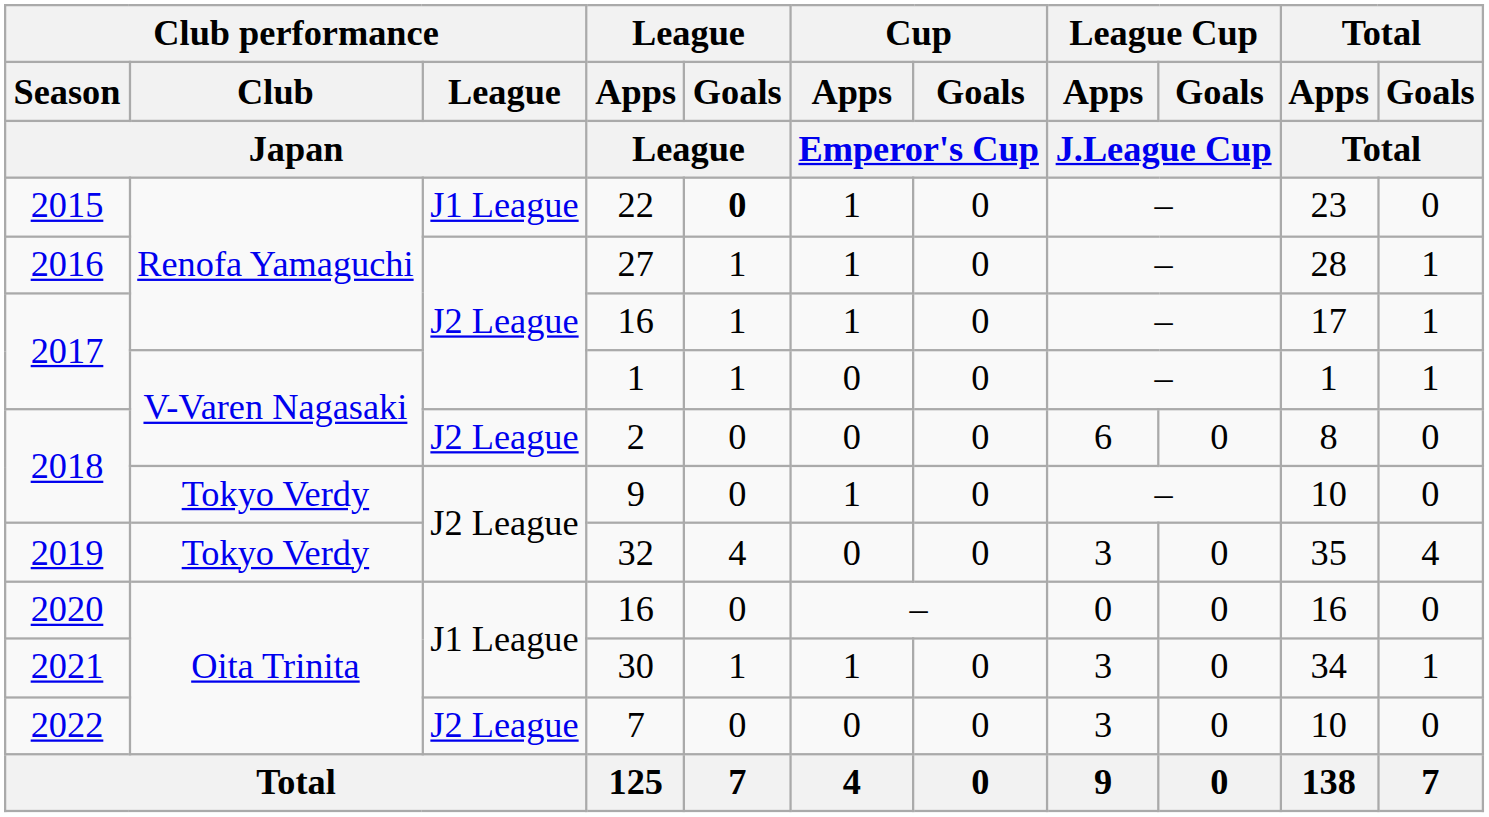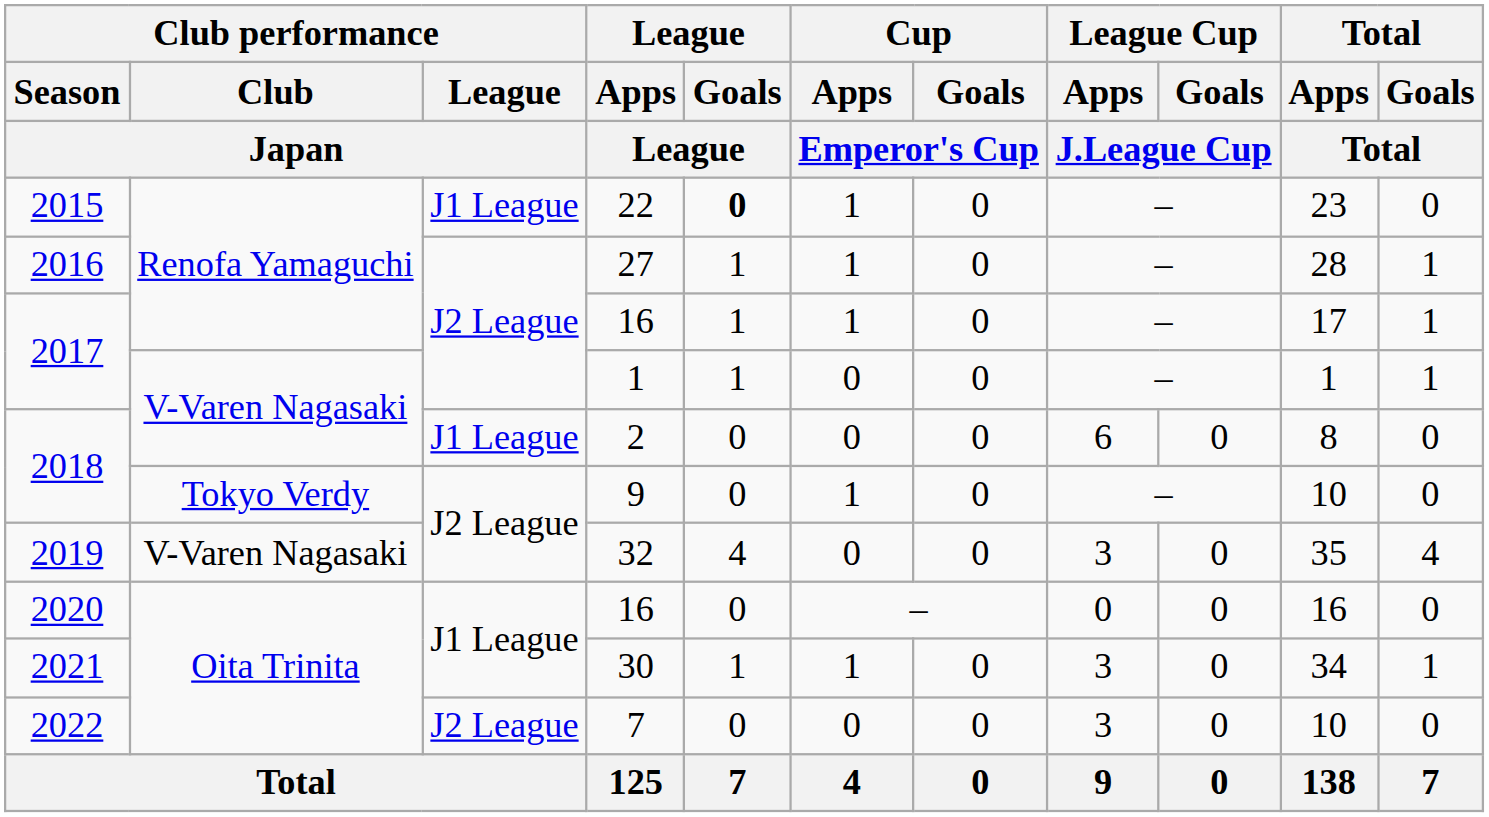(504, 436) J2 League -> (504, 436) J1 League
(275, 551) Tokyo Verdy -> (275, 551) V-Varen Nagasaki
